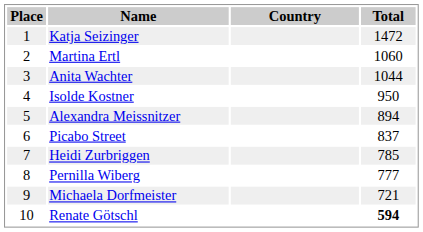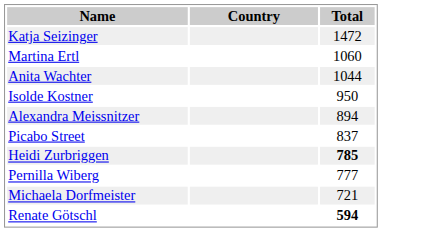- column: (27, 16)
(388, 156) normal -> (347, 156) bold
